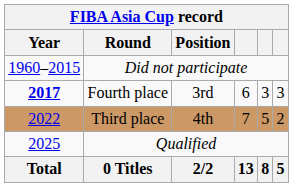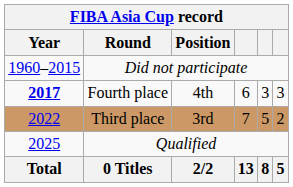(203, 93) 3rd -> (203, 93) 4th
(203, 118) 4th -> (203, 118) 3rd
